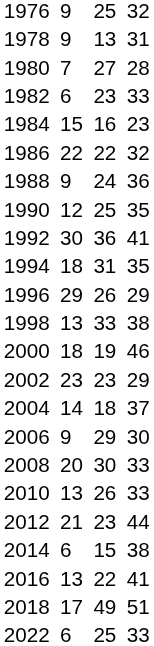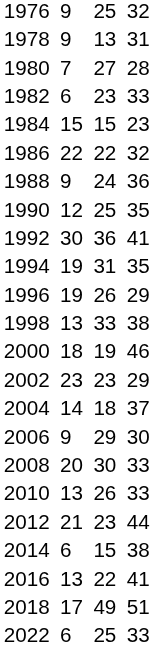(105, 124) 16 -> (105, 124) 15
(72, 266) 18 -> (72, 266) 19
(72, 295) 29 -> (72, 295) 19
